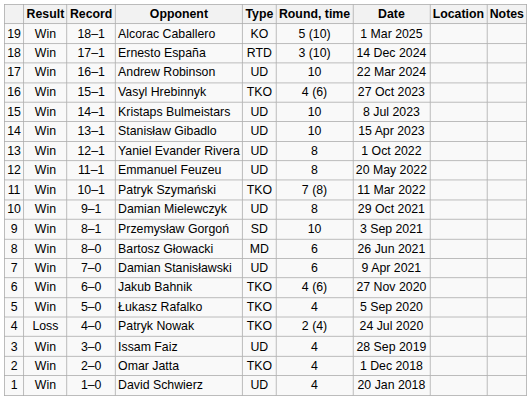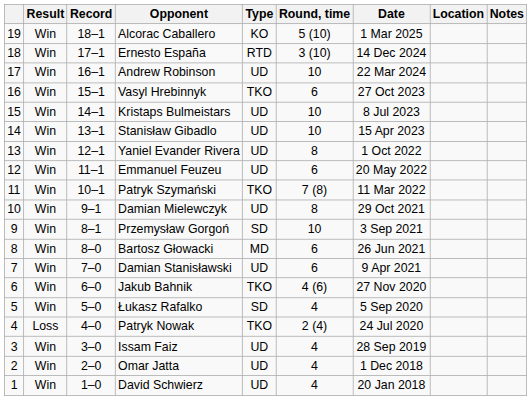(315, 92) 4 (6) -> (315, 92) 6
(315, 170) 8 -> (315, 170) 6
(259, 307) TKO -> (259, 307) SD
(259, 365) TKO -> (259, 365) UD
